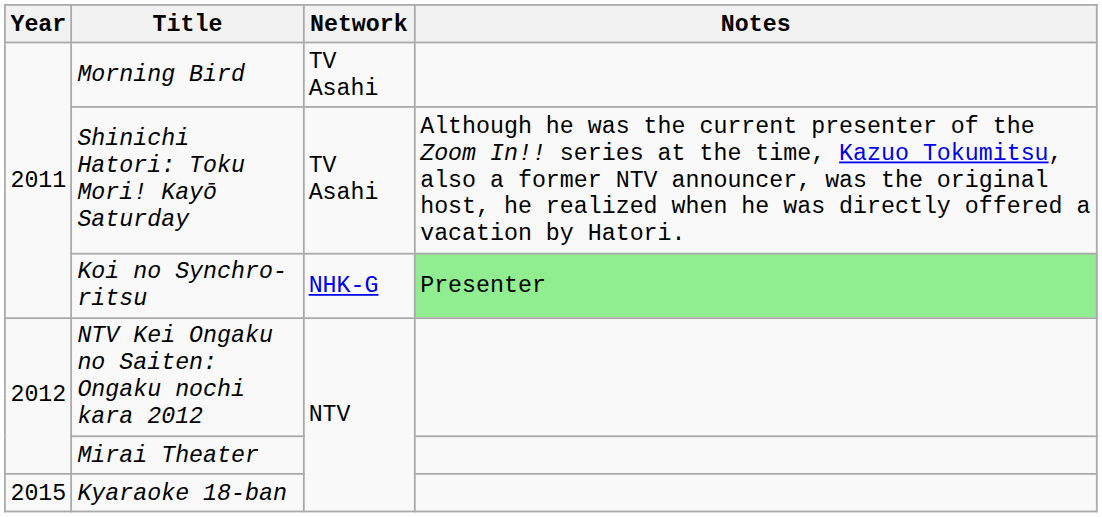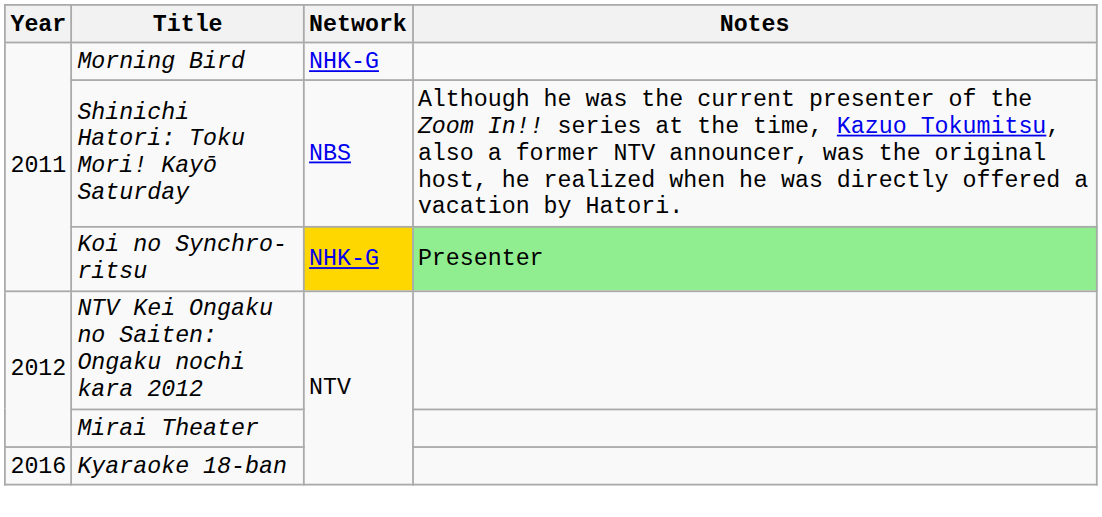(344, 75) TV Asahi -> (344, 62) NHK-G
(344, 180) TV Asahi -> (330, 153) NBS
(344, 285) no background -> (344, 258) gold background
(38, 493) 2015 -> (38, 466) 2016
